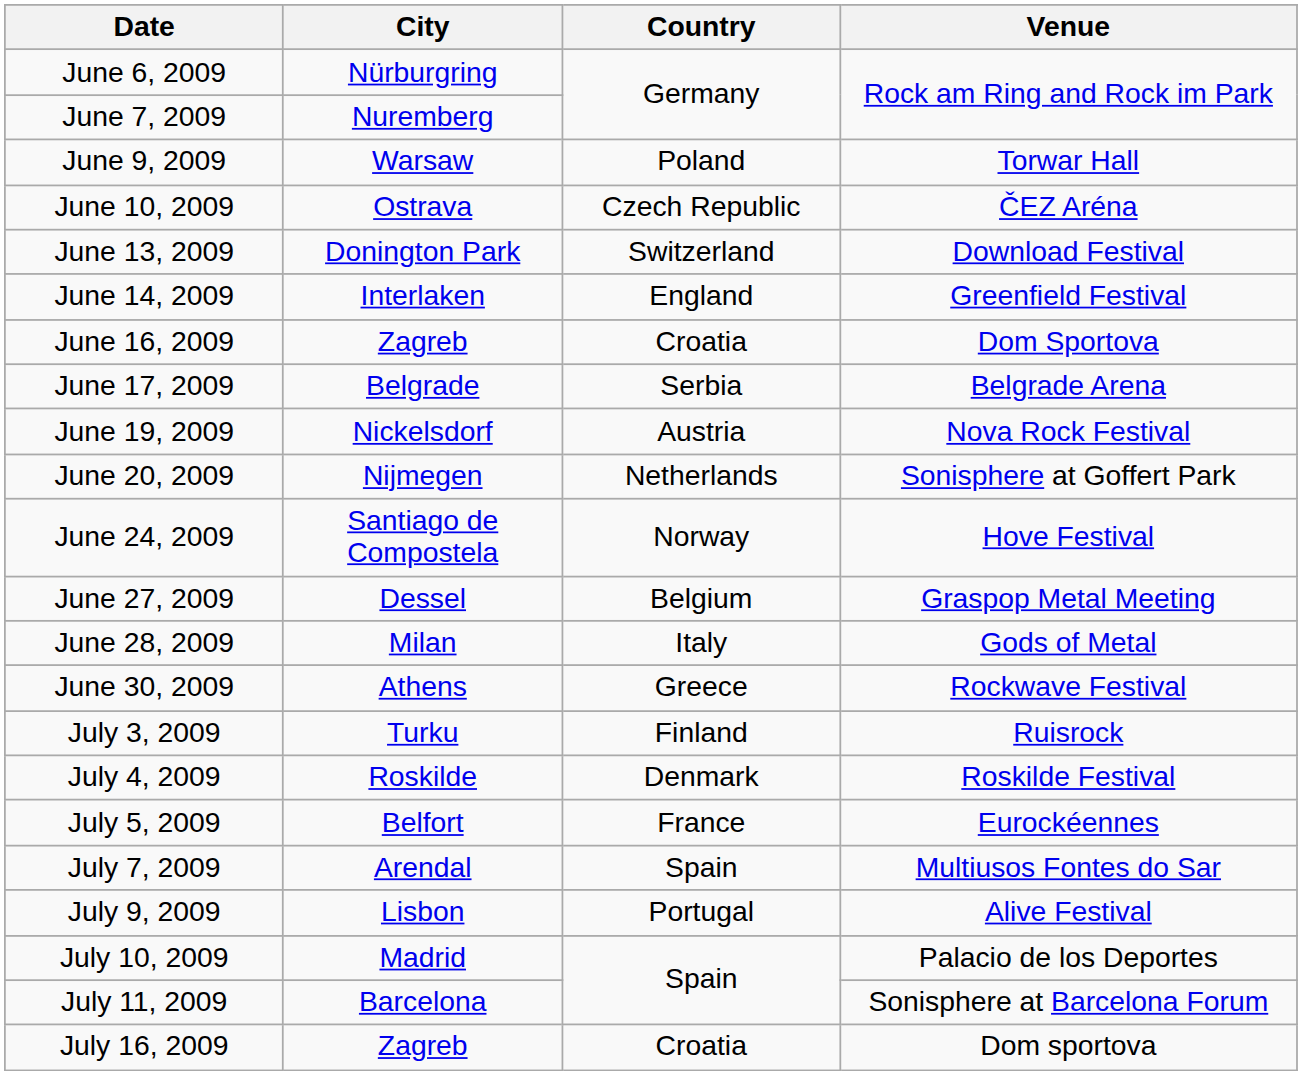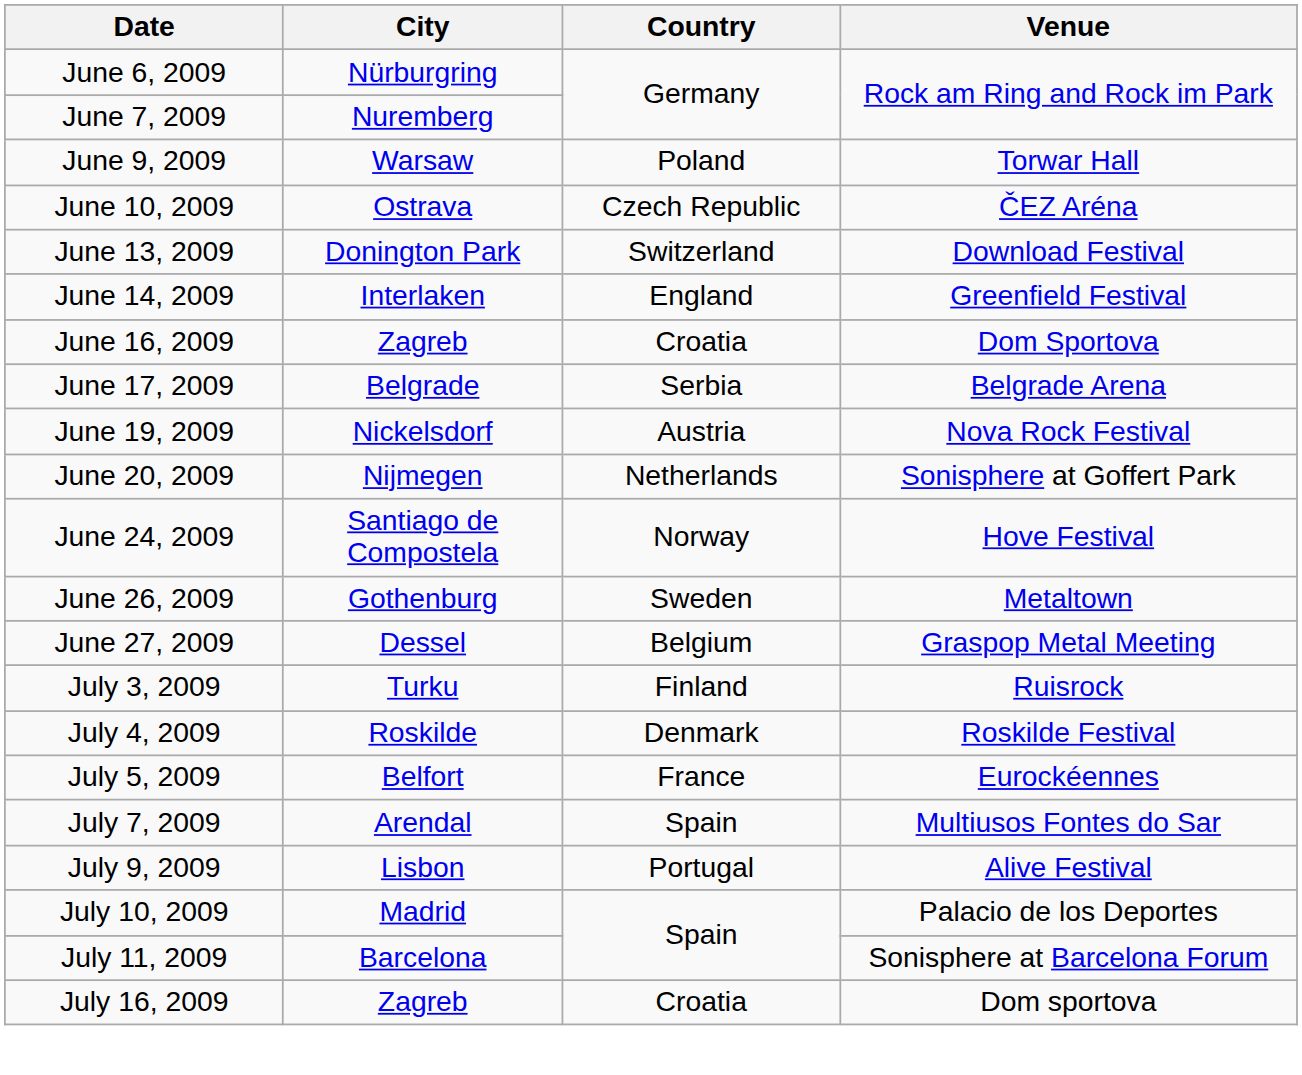+ row: (144, 597)
- row: (144, 642)
- row: (144, 687)
